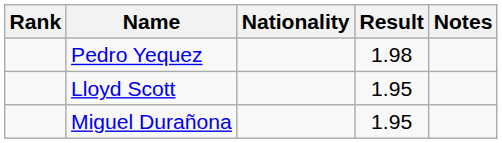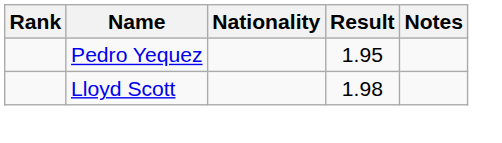(392, 55) 1.98 -> (362, 55) 1.95
(392, 88) 1.95 -> (362, 88) 1.98
- row: (151, 122)
